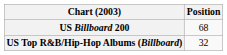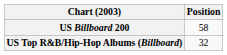(204, 27) 68 -> (204, 27) 58
